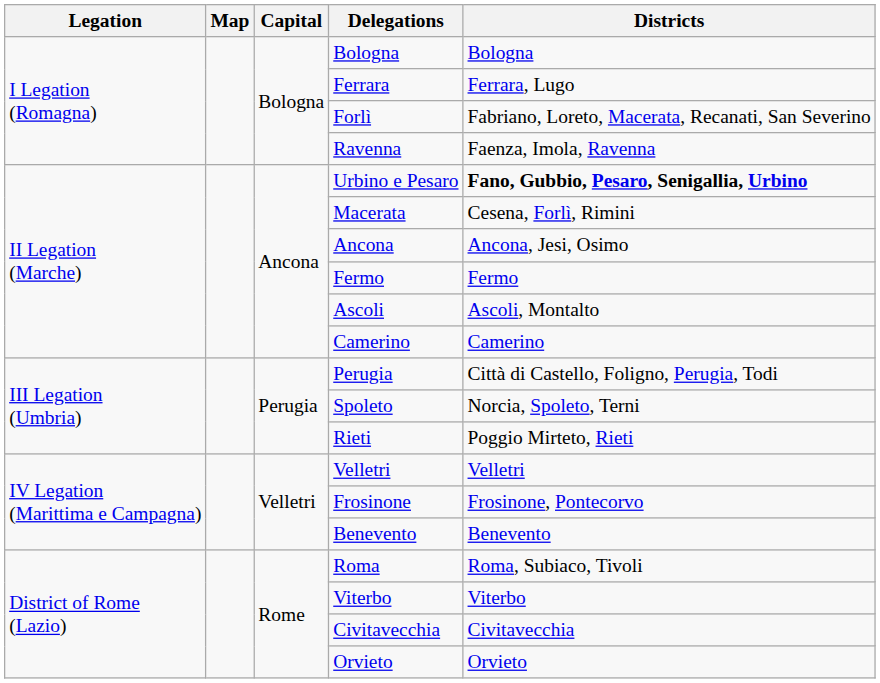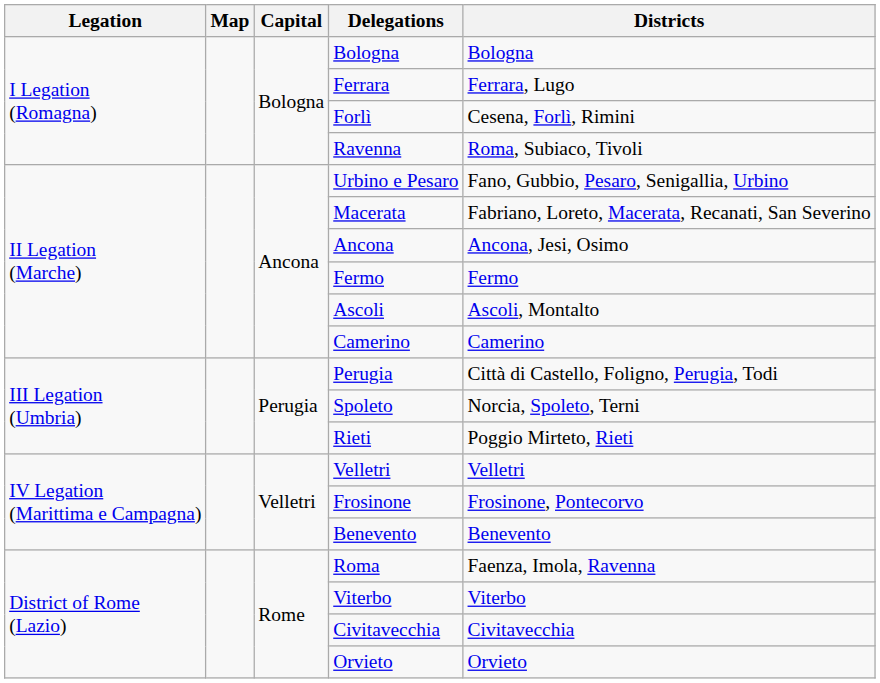(669, 116) Fabriano, Loreto, Macerata, Recanati, San Severino -> (551, 116) Cesena, Forlì, Rimini
(561, 149) Faenza, Imola, Ravenna -> (555, 149) Roma, Subiaco, Tivoli
(638, 181) bold -> (628, 181) normal
(551, 213) Cesena, Forlì, Rimini -> (669, 213) Fabriano, Loreto, Macerata, Recanati, San Severino
(555, 566) Roma, Subiaco, Tivoli -> (561, 566) Faenza, Imola, Ravenna
